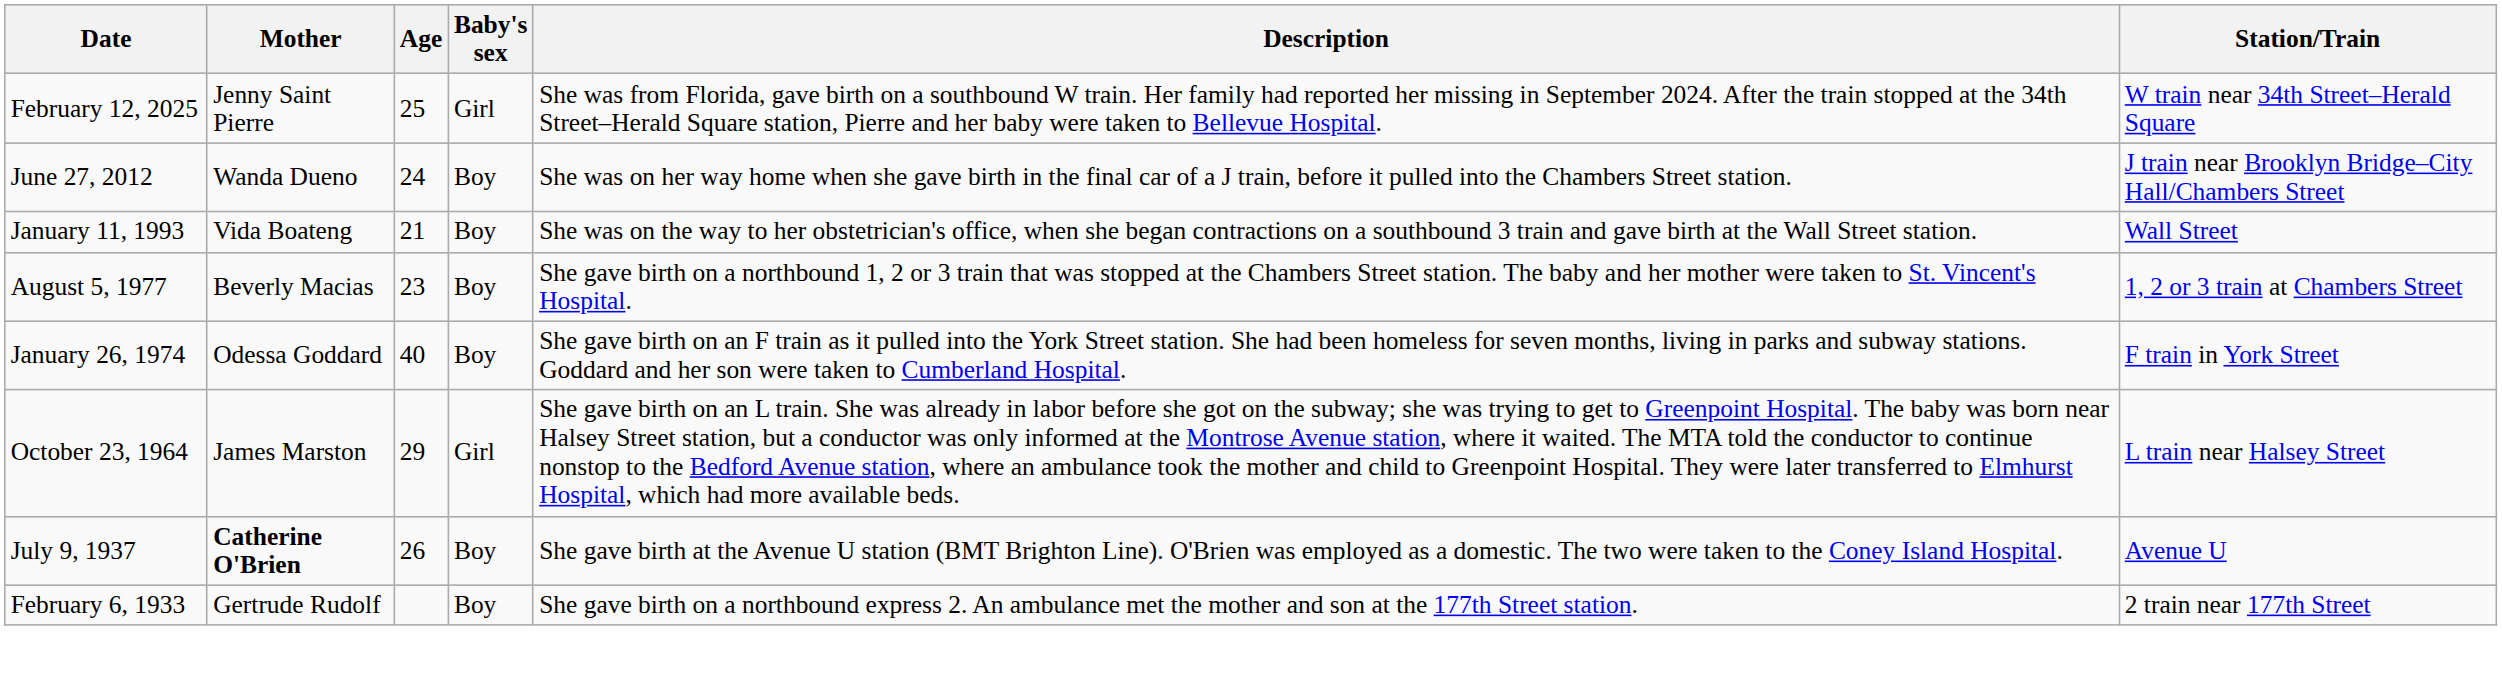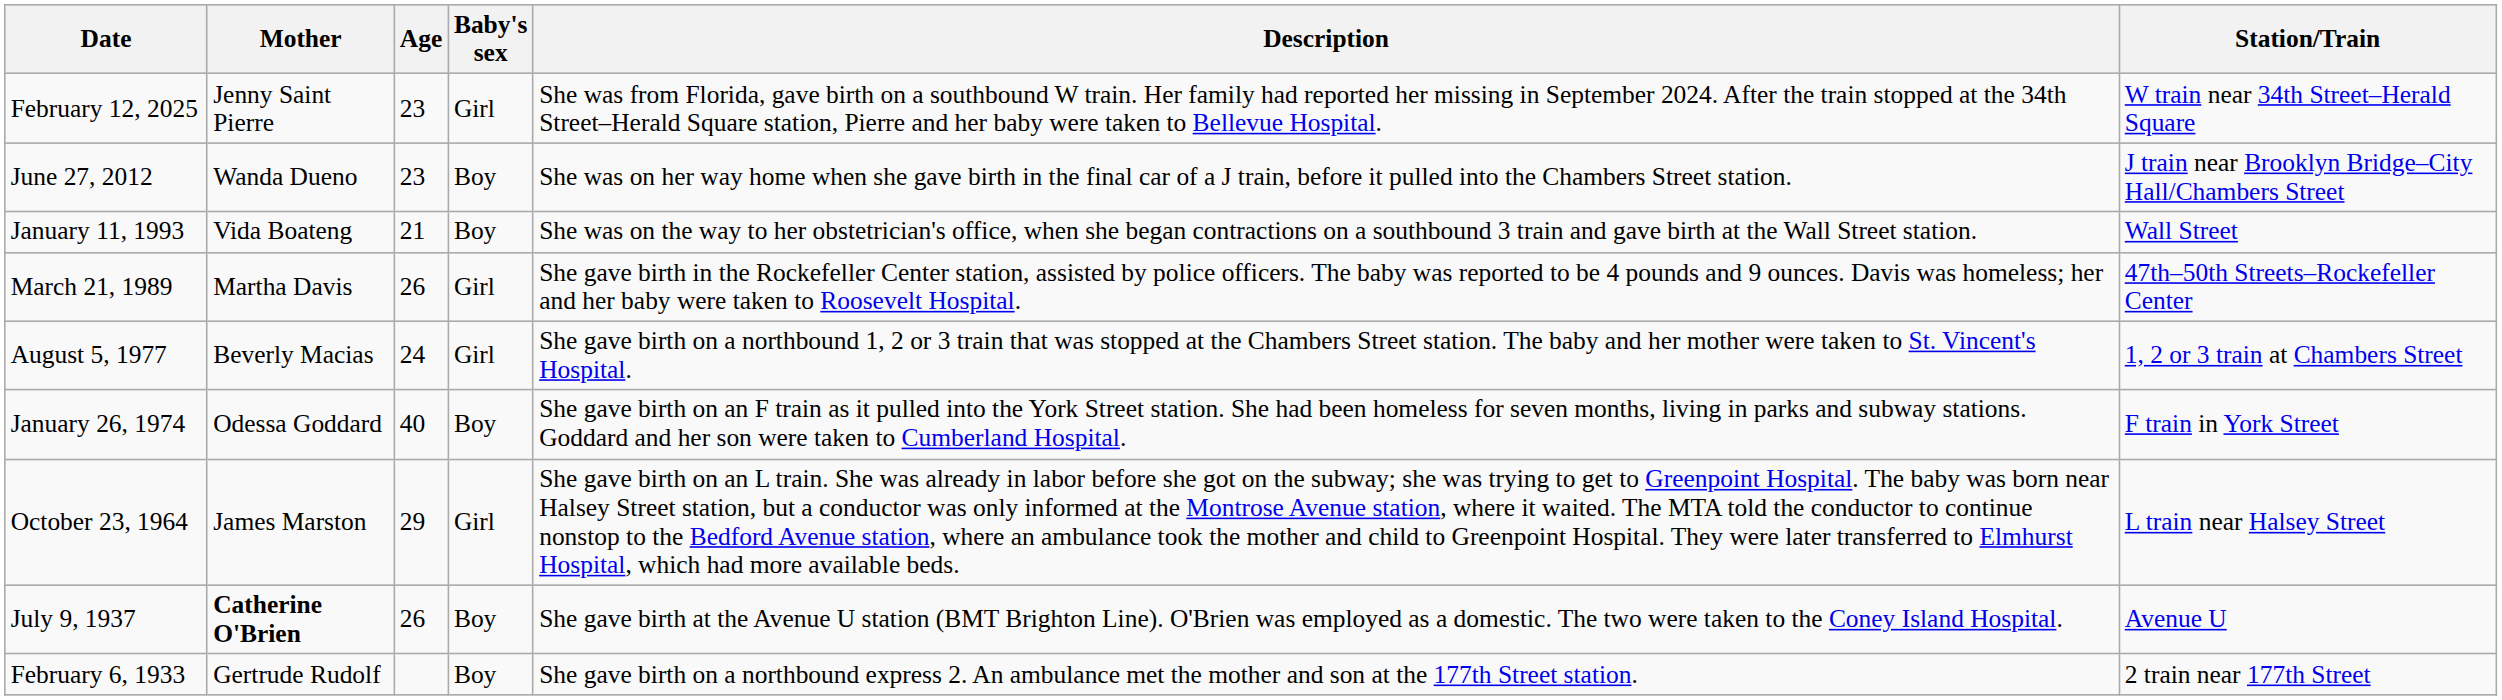(413, 107) 25 -> (413, 107) 23
(413, 176) 24 -> (413, 176) 23
+ row: (92, 286)
(413, 286) 23 -> (413, 355) 24
(475, 286) Boy -> (474, 355) Girl
